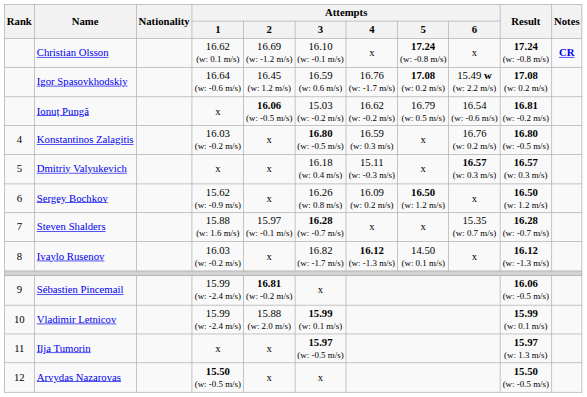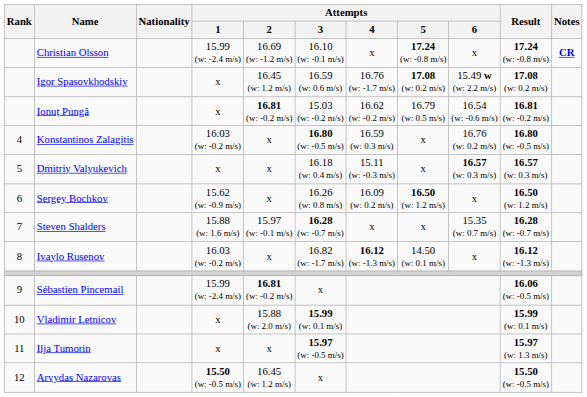(218, 53) 16.62 (w: 0.1 m/s) -> (218, 53) 15.99 (w: -2.4 m/s)
(218, 82) 16.64 (w: -0.6 m/s) -> (218, 82) x
(269, 111) 16.06 (w: -0.5 m/s) -> (269, 111) 16.81 (w: -0.2 m/s)
(218, 319) 15.99 (w: -2.4 m/s) -> (218, 319) x
(269, 377) x -> (269, 377) 16.45 (w: 1.2 m/s)
